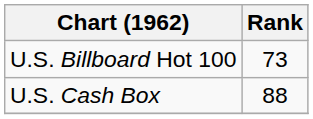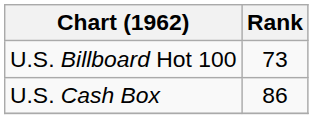(275, 95) 88 -> (275, 95) 86
